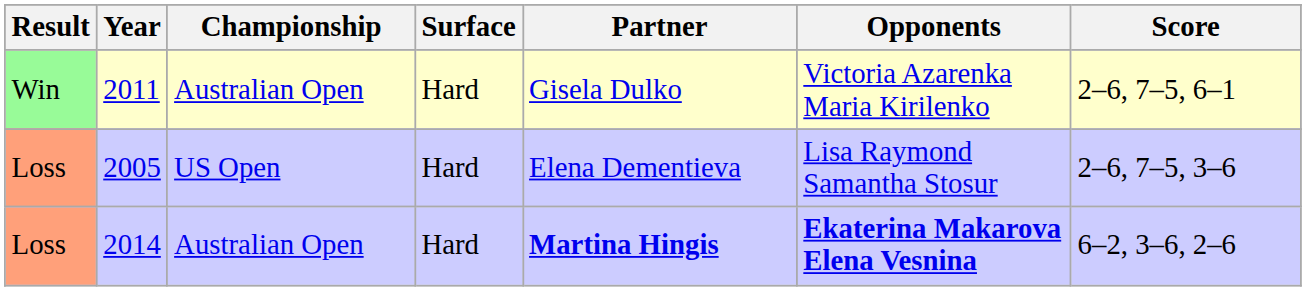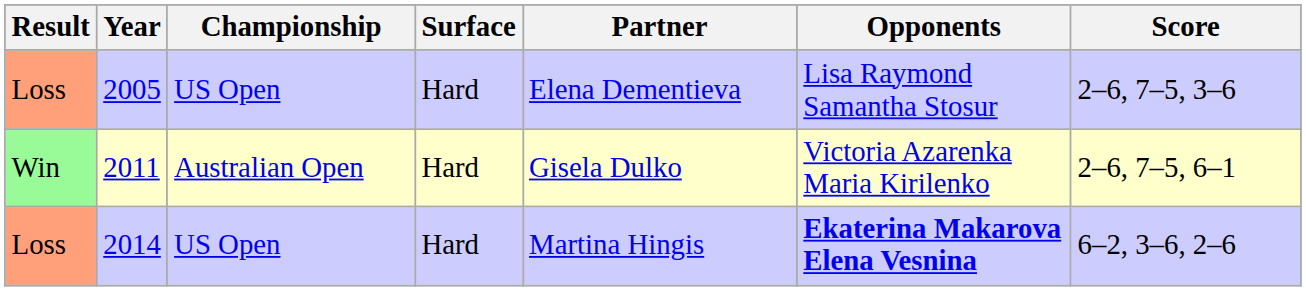rows swapped: (132, 167) <-> (131, 89)
(269, 245) Australian Open -> (227, 245) US Open
(624, 245) bold -> (617, 245) normal
